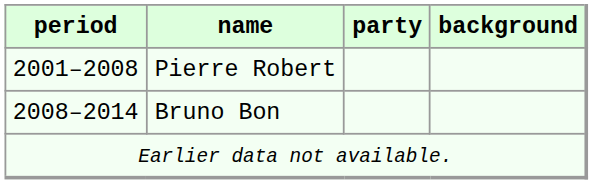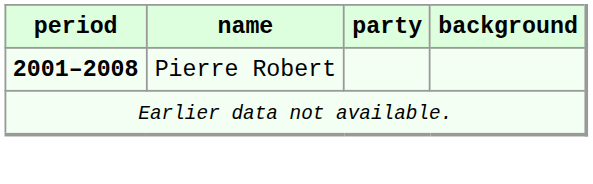(76, 69) normal -> (76, 69) bold
- row: (217, 112)
